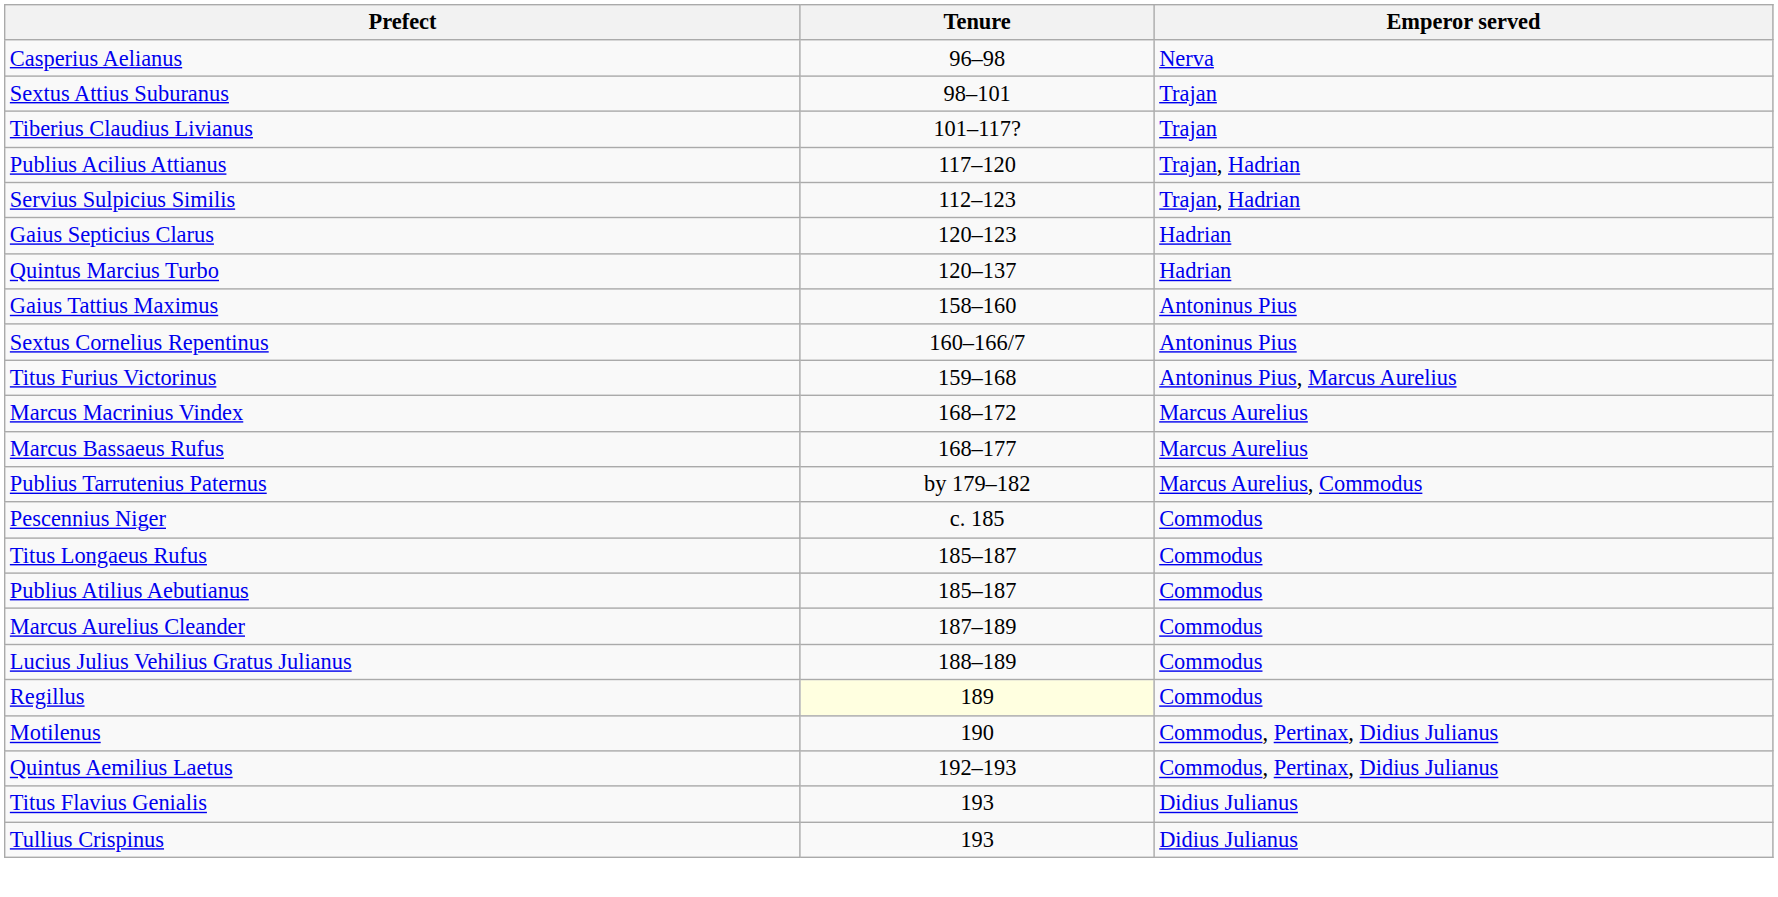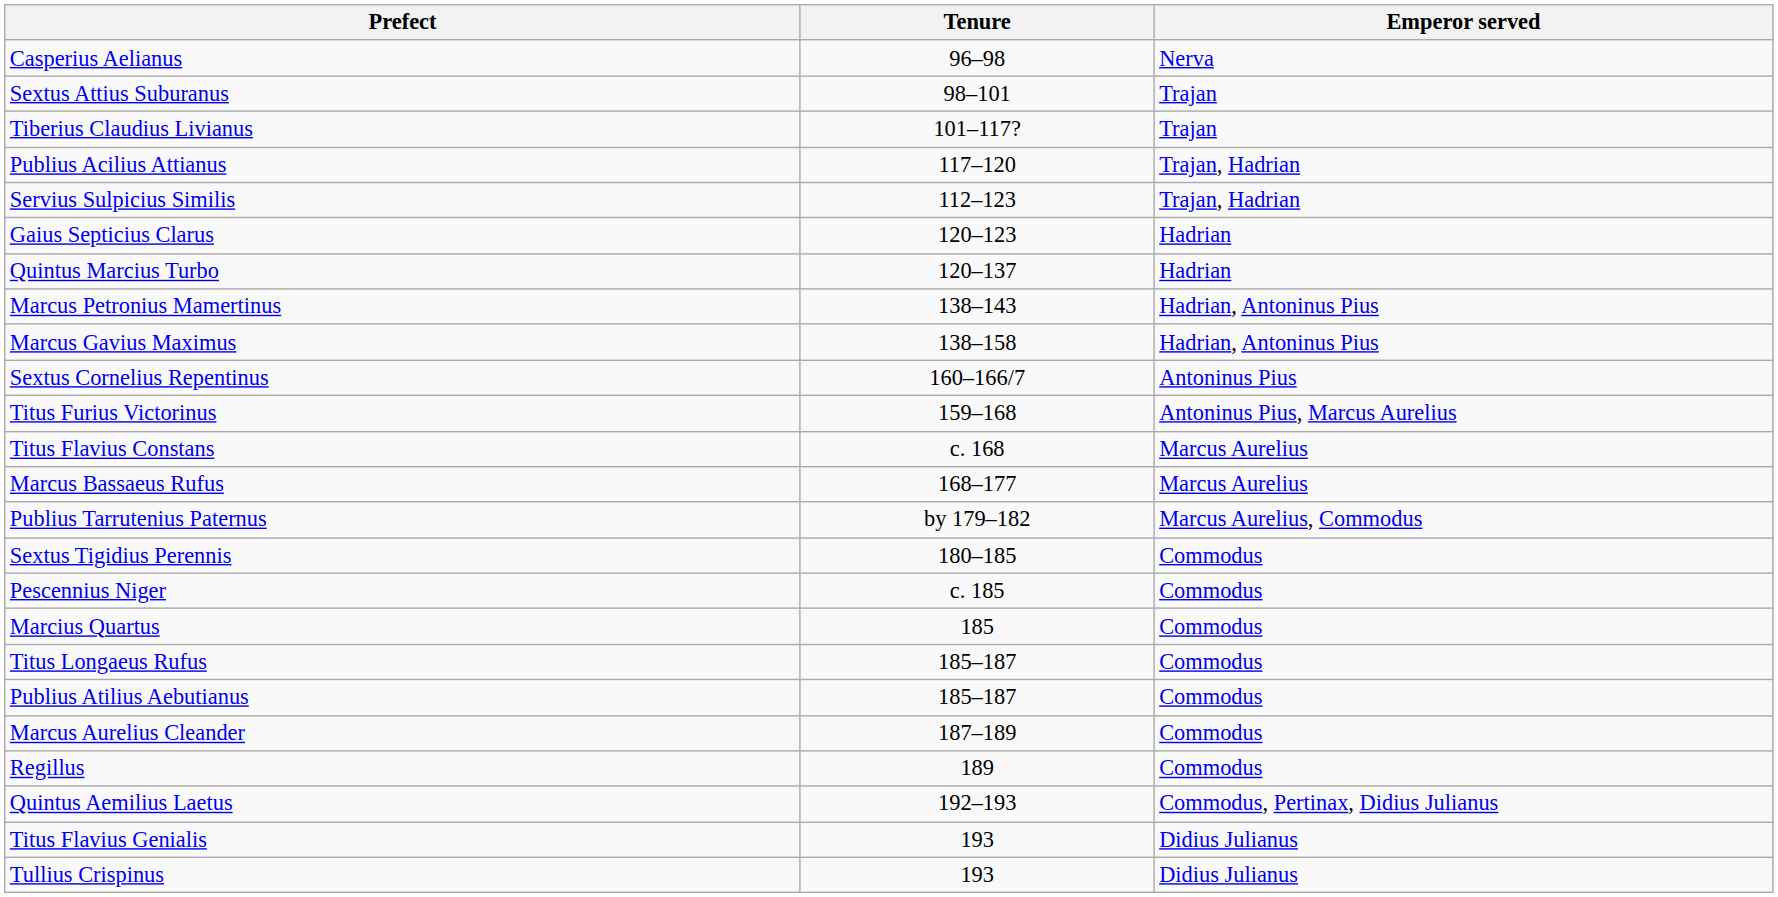+ row: (145, 306)
+ row: (123, 341)
- row: (114, 306)
+ row: (112, 448)
- row: (127, 413)
+ row: (121, 555)
+ row: (85, 626)
- row: (181, 661)
(977, 697) lightyellow background -> (977, 768) no background
- row: (55, 732)
